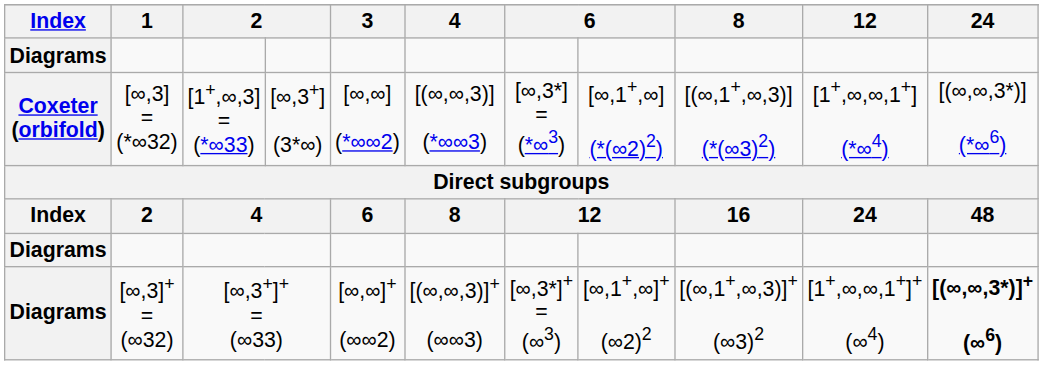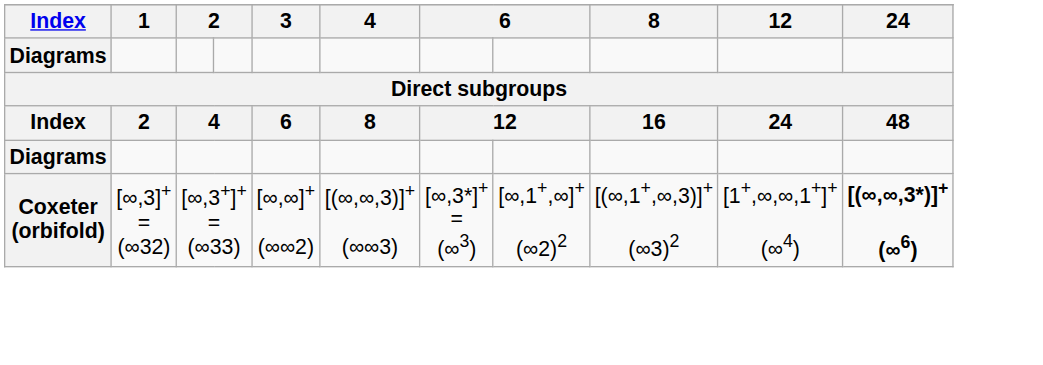- row: (147, 118)
(58, 312) Diagrams -> (58, 219) Coxeter (orbifold)
